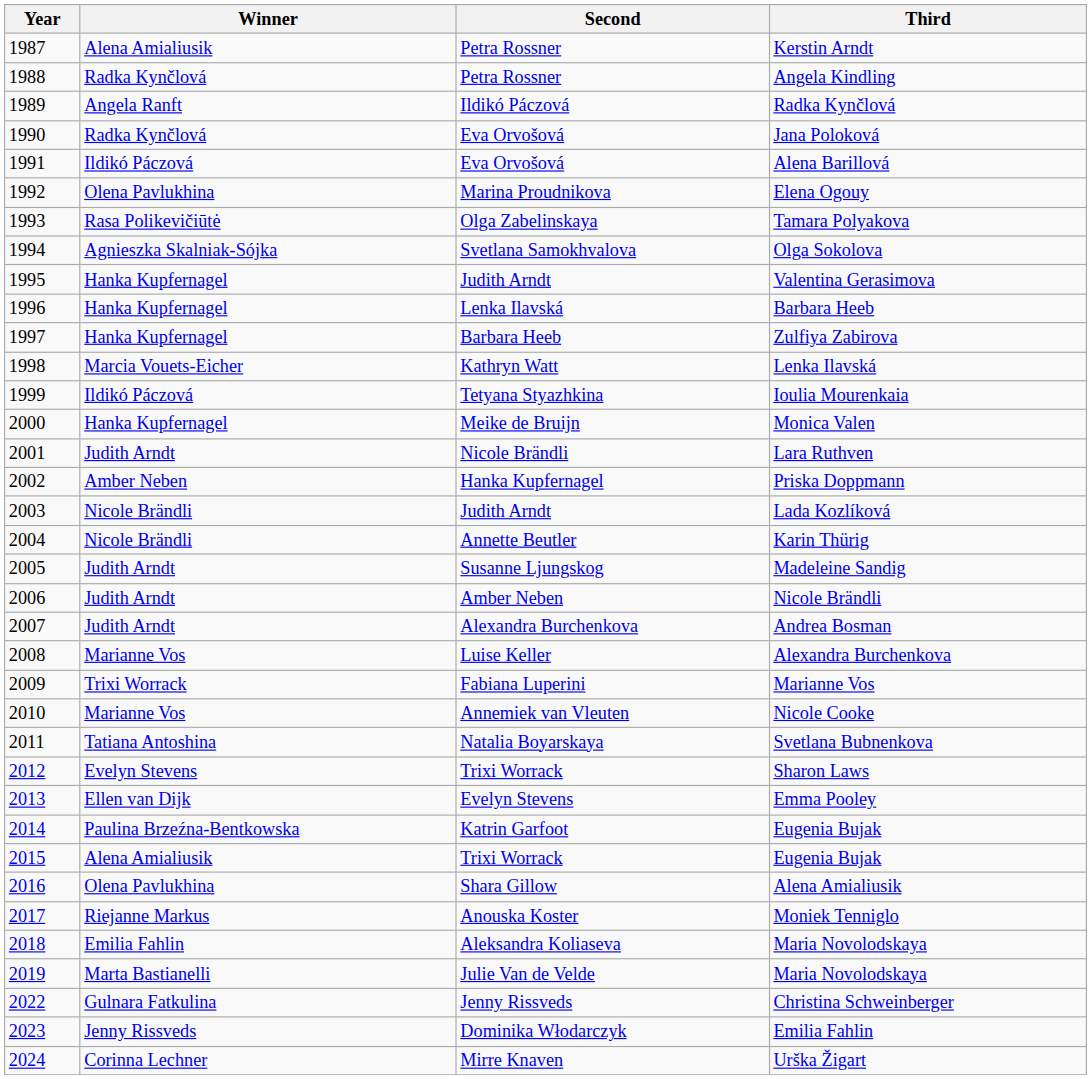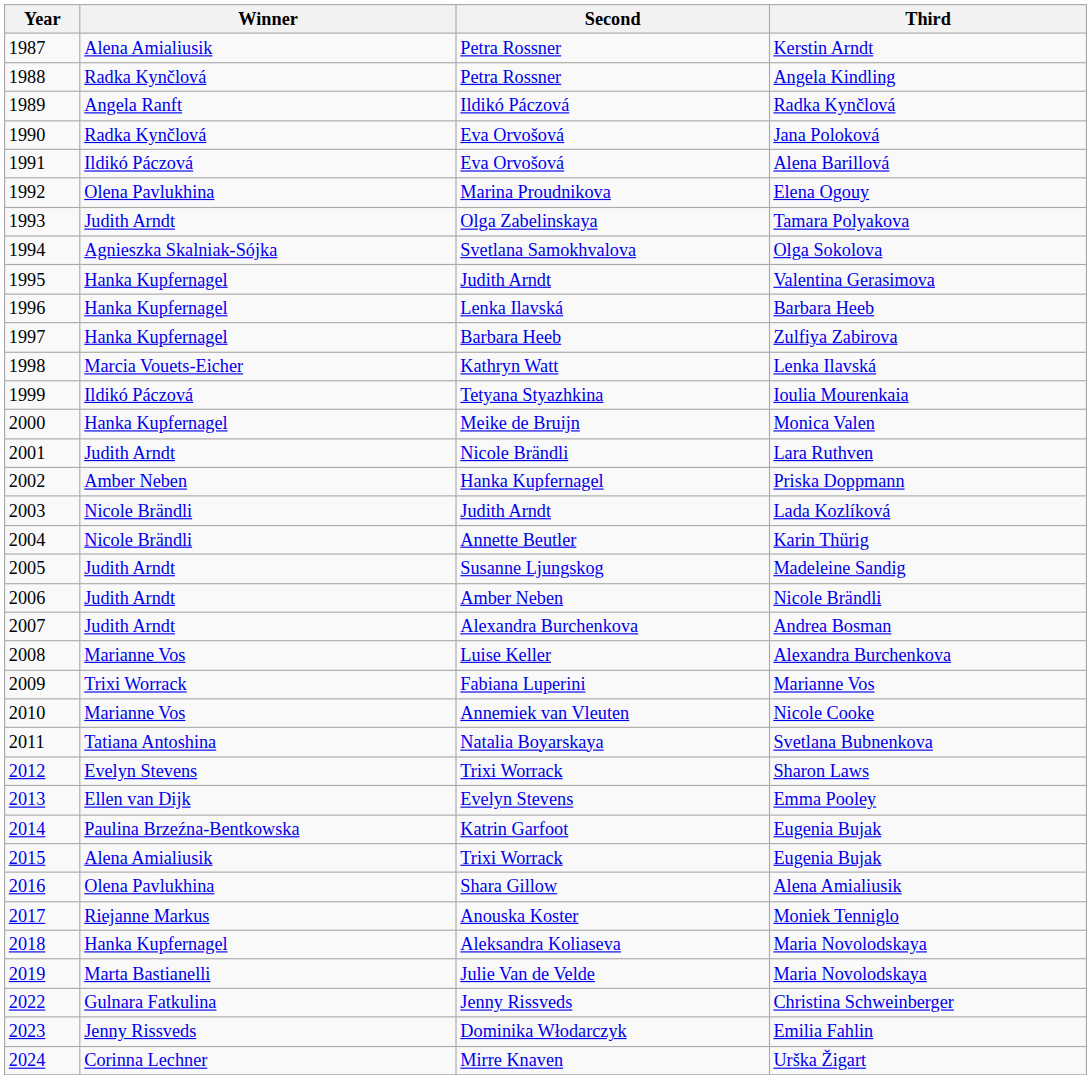(152, 221) Rasa Polikevičiūtė -> (130, 221) Judith Arndt
(134, 944) Emilia Fahlin -> (156, 944) Hanka Kupfernagel
